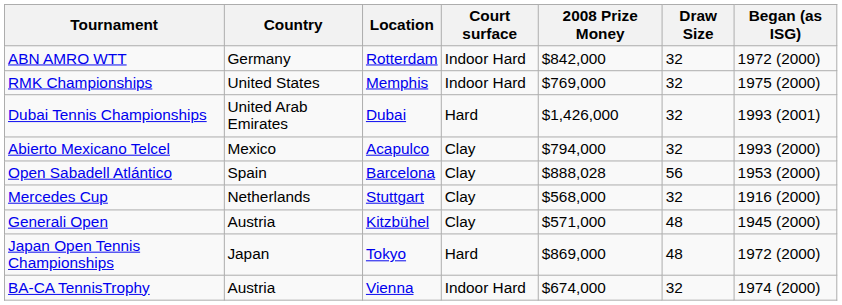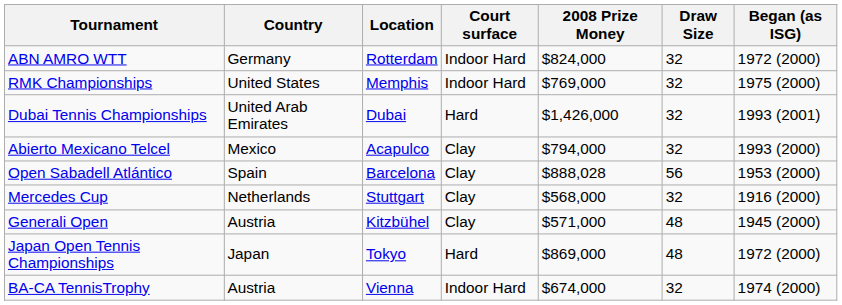(574, 58) $842,000 -> (574, 58) $824,000
